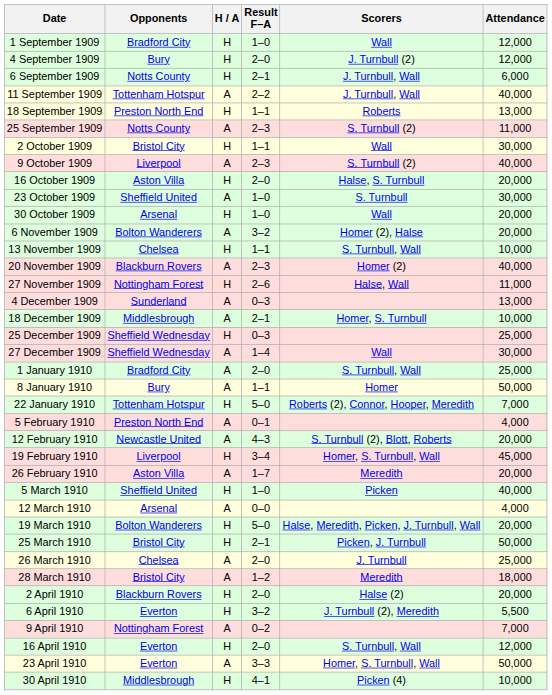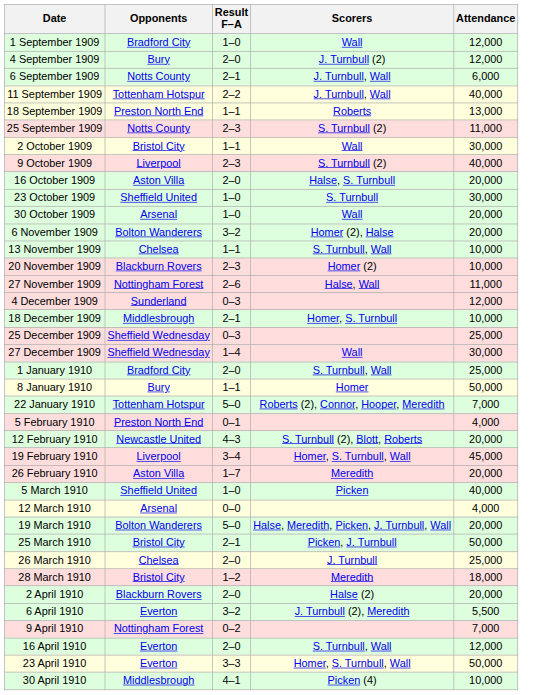- column: (227, 19)
(515, 266) 40,000 -> (486, 266) 10,000
(515, 301) 13,000 -> (486, 301) 12,000
